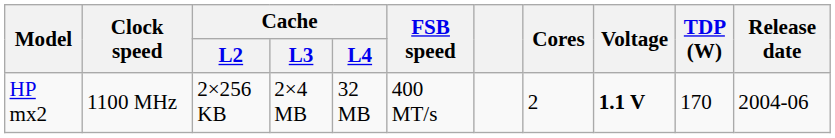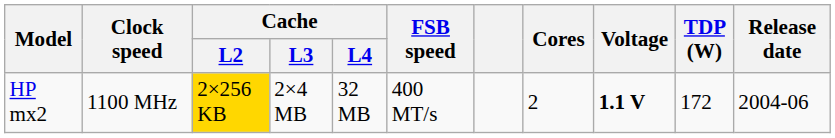(224, 101) no background -> (224, 101) gold background
(696, 101) 170 -> (696, 101) 172
